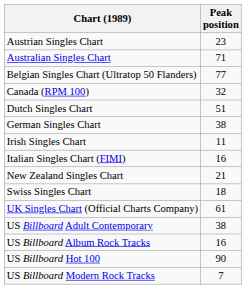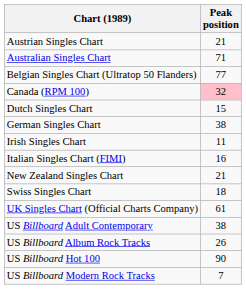(221, 41) 23 -> (221, 41) 21
(221, 91) no background -> (221, 91) pink background
(221, 108) 51 -> (221, 108) 15
(221, 242) 16 -> (221, 242) 26
